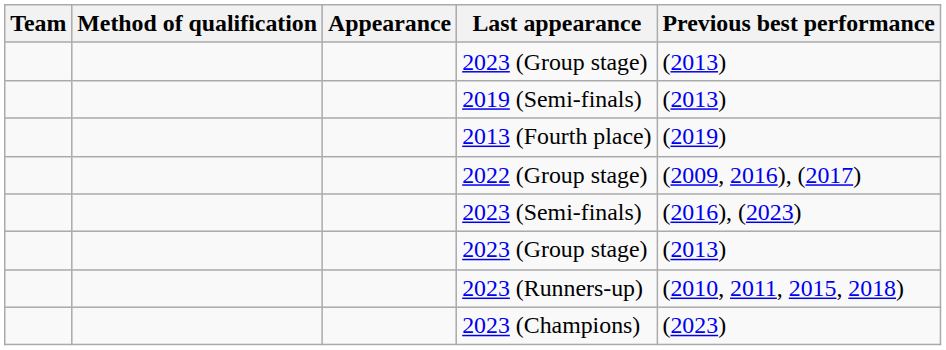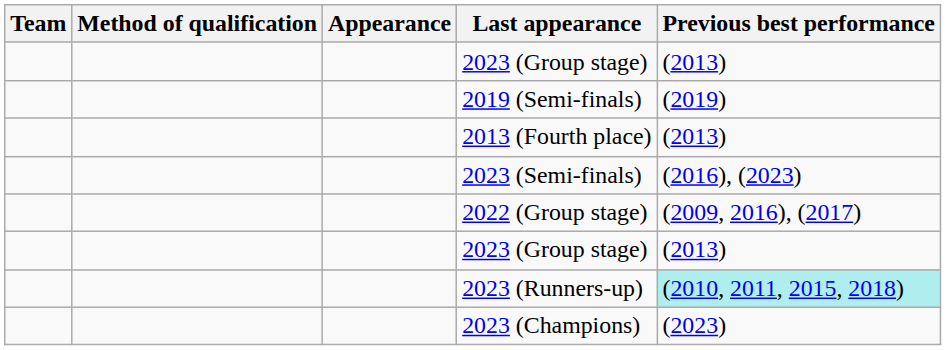(694, 99) (2013) -> (694, 99) (2019)
(694, 136) (2019) -> (694, 136) (2013)
rows swapped: (38, 213) <-> (38, 175)
(783, 288) no background -> (783, 288) paleturquoise background
